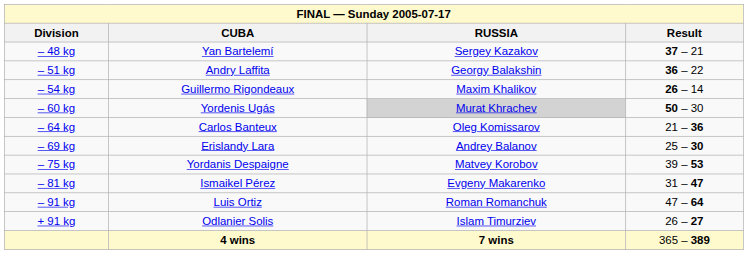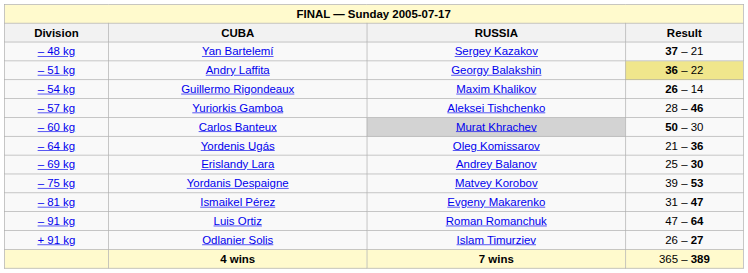(684, 70) no background -> (684, 70) khaki background
+ row: (56, 107)
(238, 107) Yordenis Ugás -> (238, 126) Carlos Banteux
(238, 126) Carlos Banteux -> (238, 145) Yordenis Ugás
